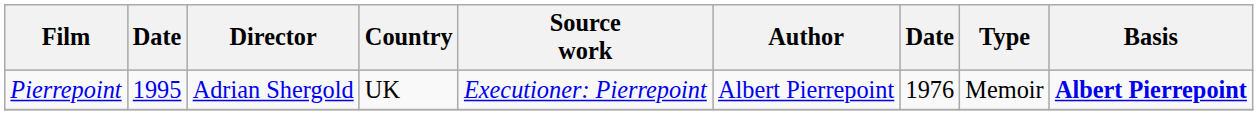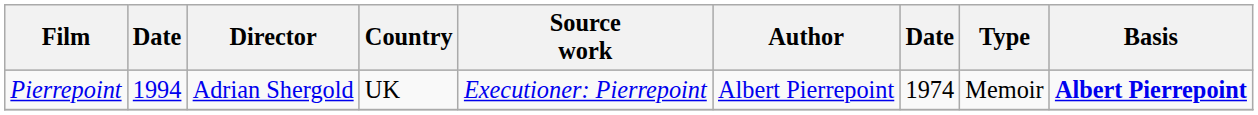(157, 89) 1995 -> (157, 89) 1994
(930, 89) 1976 -> (930, 89) 1974
